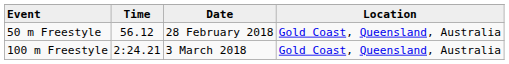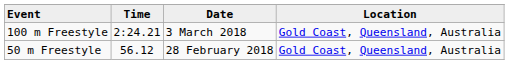rows swapped: (54, 32) <-> (58, 50)
